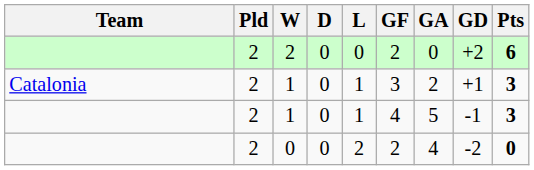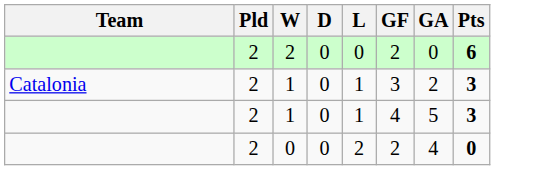- column: (473, 20)
